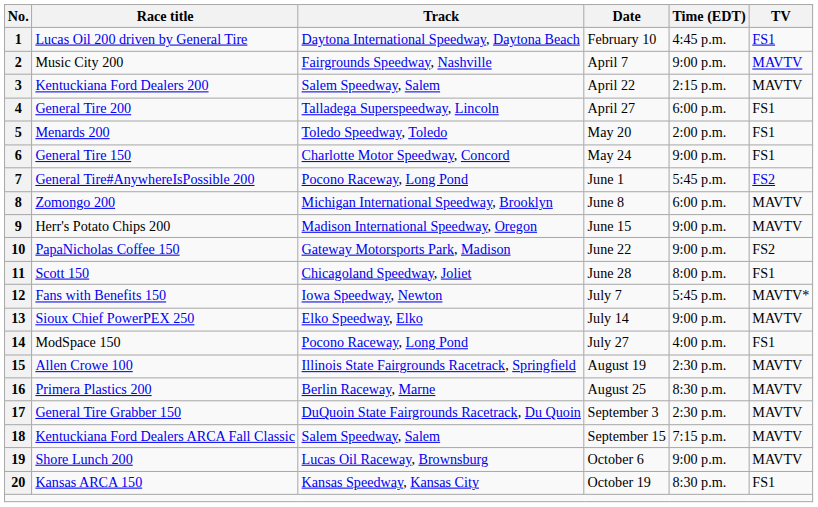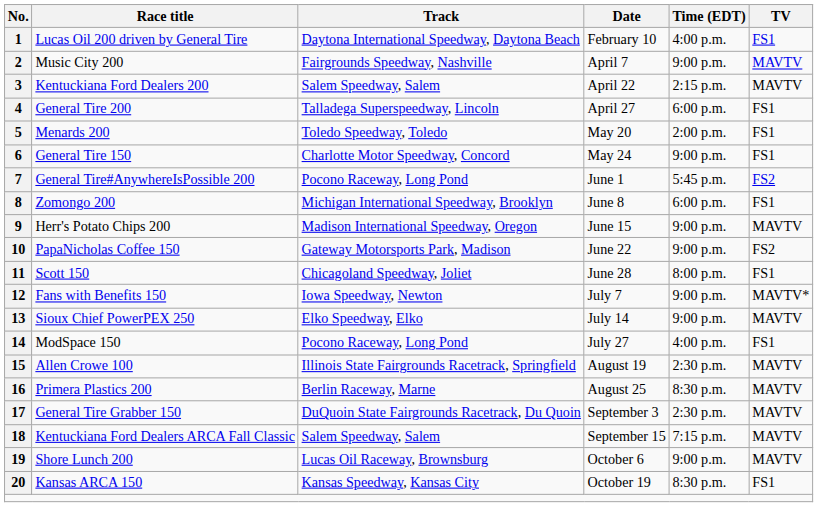(699, 39) 4:45 p.m. -> (699, 39) 4:00 p.m.
(777, 202) MAVTV -> (764, 202) FS1
(699, 295) 5:45 p.m. -> (699, 295) 9:00 p.m.
